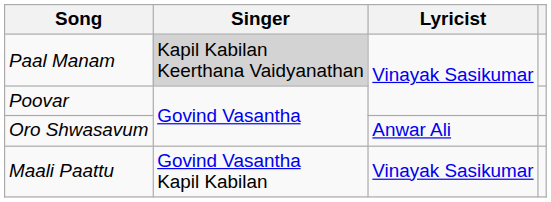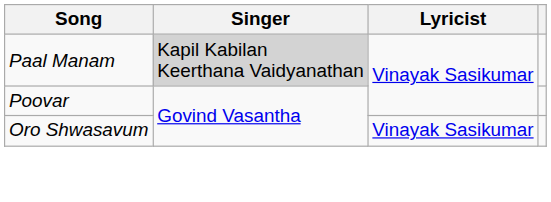(412, 130) Anwar Ali -> (453, 130) Vinayak Sasikumar
- row: (61, 171)
